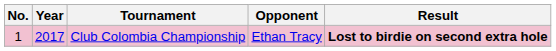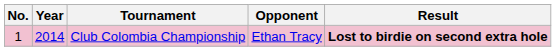(50, 36) 2017 -> (50, 36) 2014
